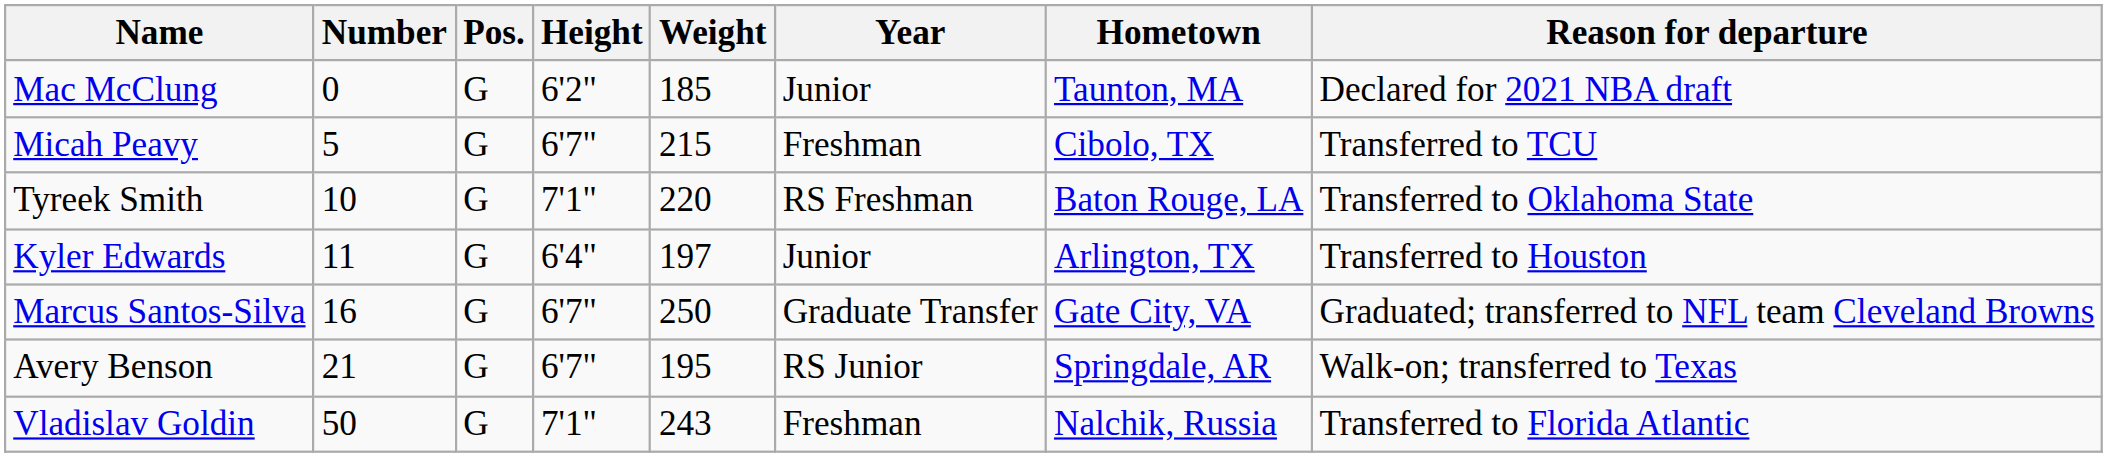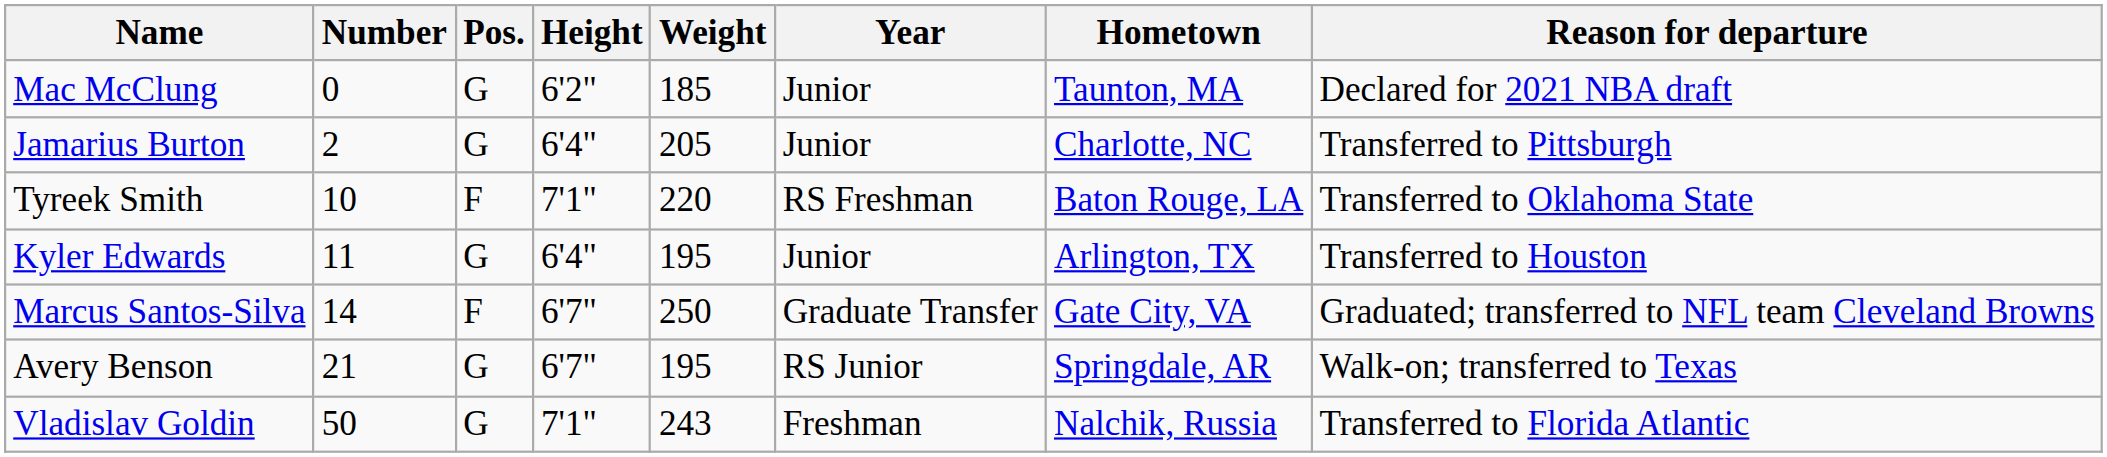+ row: (129, 144)
- row: (106, 144)
(476, 199) G -> (473, 199) F
(685, 255) 197 -> (685, 255) 195
(339, 311) 16 -> (339, 311) 14
(476, 311) G -> (473, 311) F
